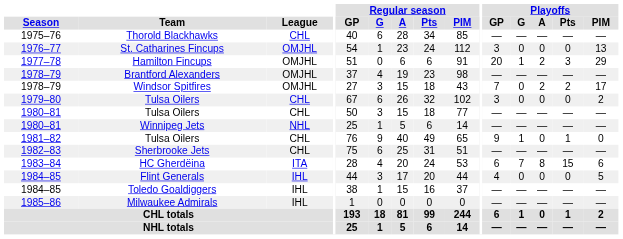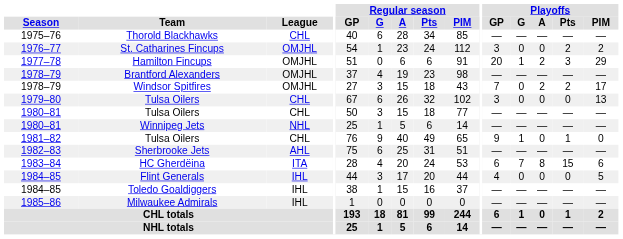(568, 48) 0 -> (568, 48) 2
(601, 48) 13 -> (601, 48) 2
(601, 100) 2 -> (601, 100) 13
(300, 151) CHL -> (300, 151) AHL
